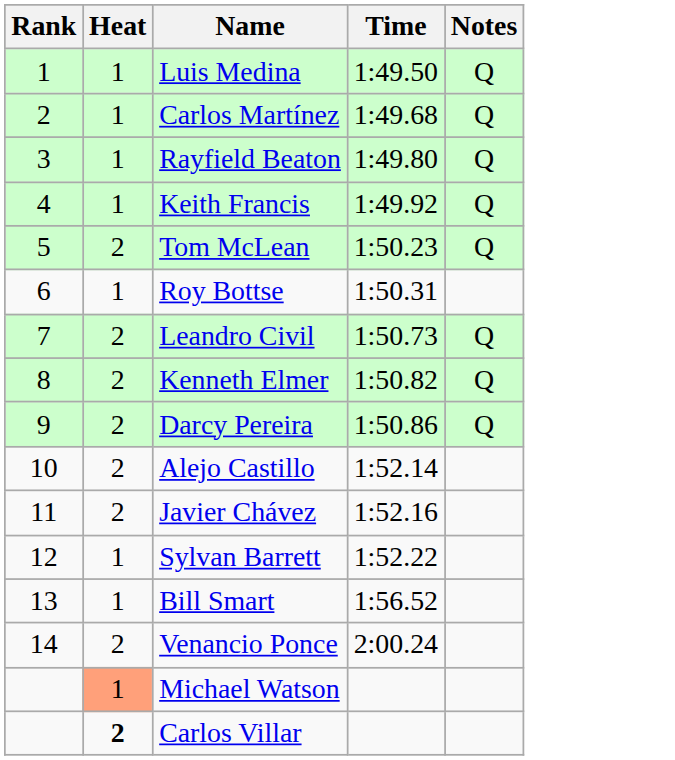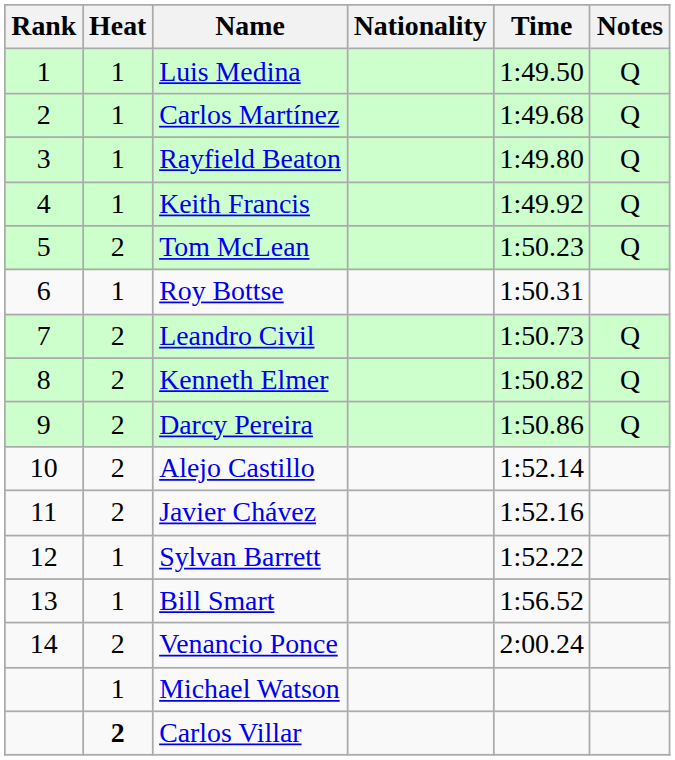+ column: (420, 26)
(118, 688) lightsalmon background -> (118, 688) no background
